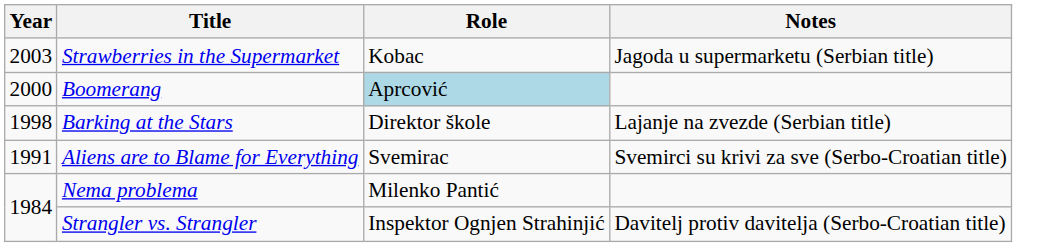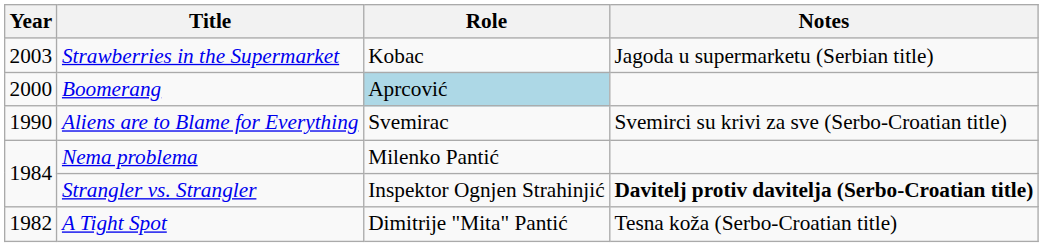- row: (147, 122)
(31, 156) 1991 -> (31, 122) 1990
(810, 223) normal -> (824, 190) bold
+ row: (114, 223)
